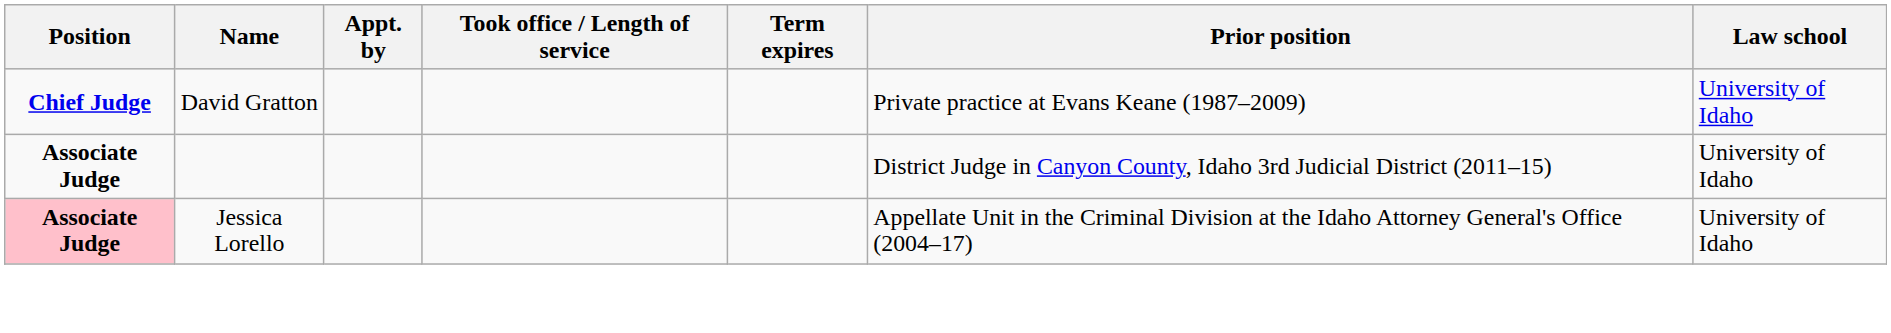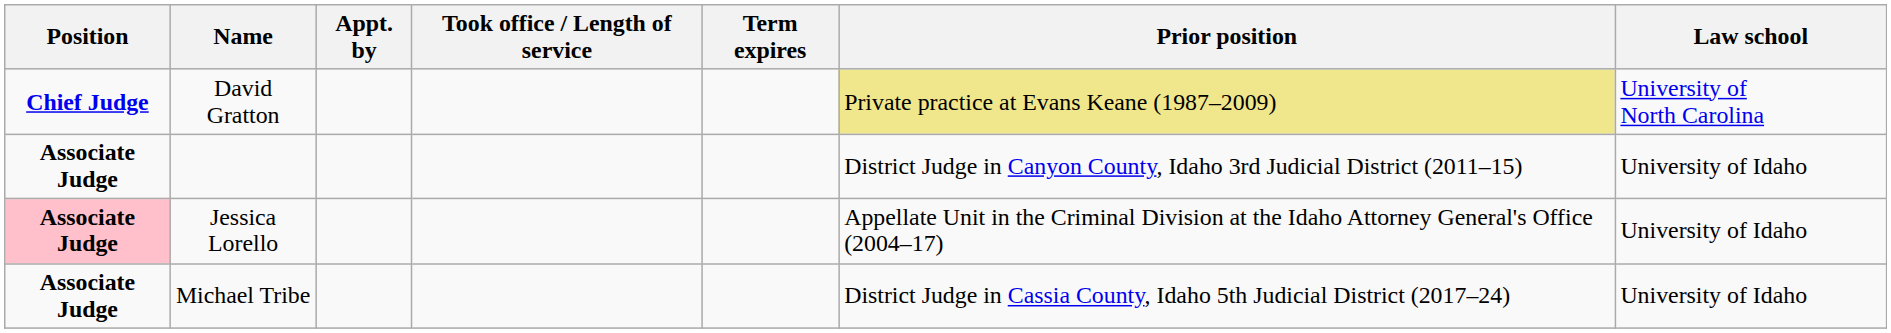(1089, 101) no background -> (1060, 101) khaki background
(1762, 101) University of Idaho -> (1692, 101) University of North Carolina
+ row: (243, 295)
